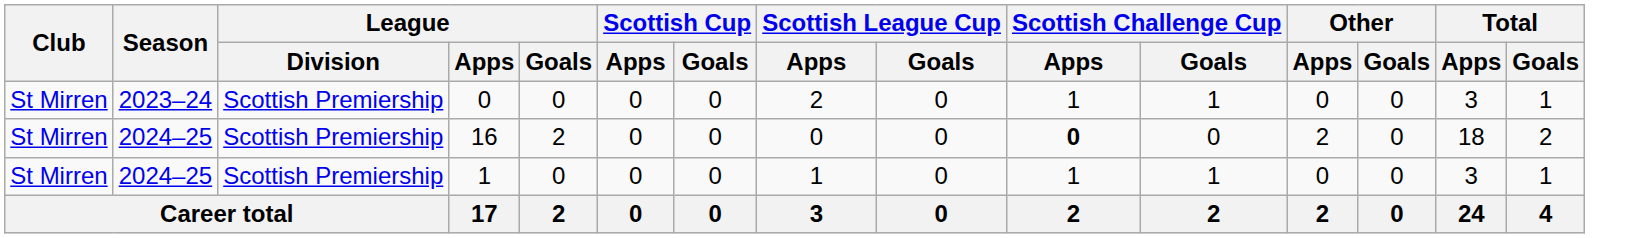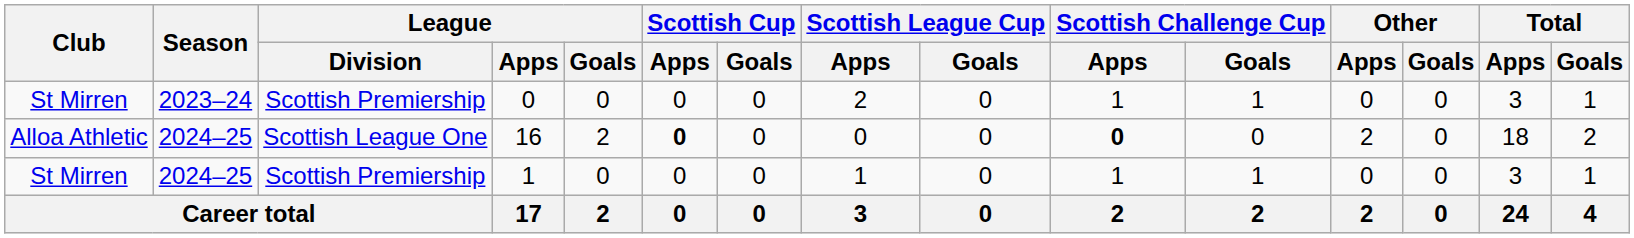(59, 137) St Mirren -> (79, 137) Alloa Athletic
(333, 137) Scottish Premiership -> (375, 137) Scottish League One
(636, 137) normal -> (680, 137) bold
